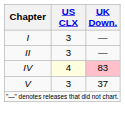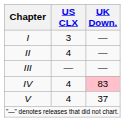(68, 53) 3 -> (68, 53) 4
+ row: (28, 68)
(68, 68) lightyellow background -> (68, 83) no background
(68, 83) 3 -> (68, 99) 4
